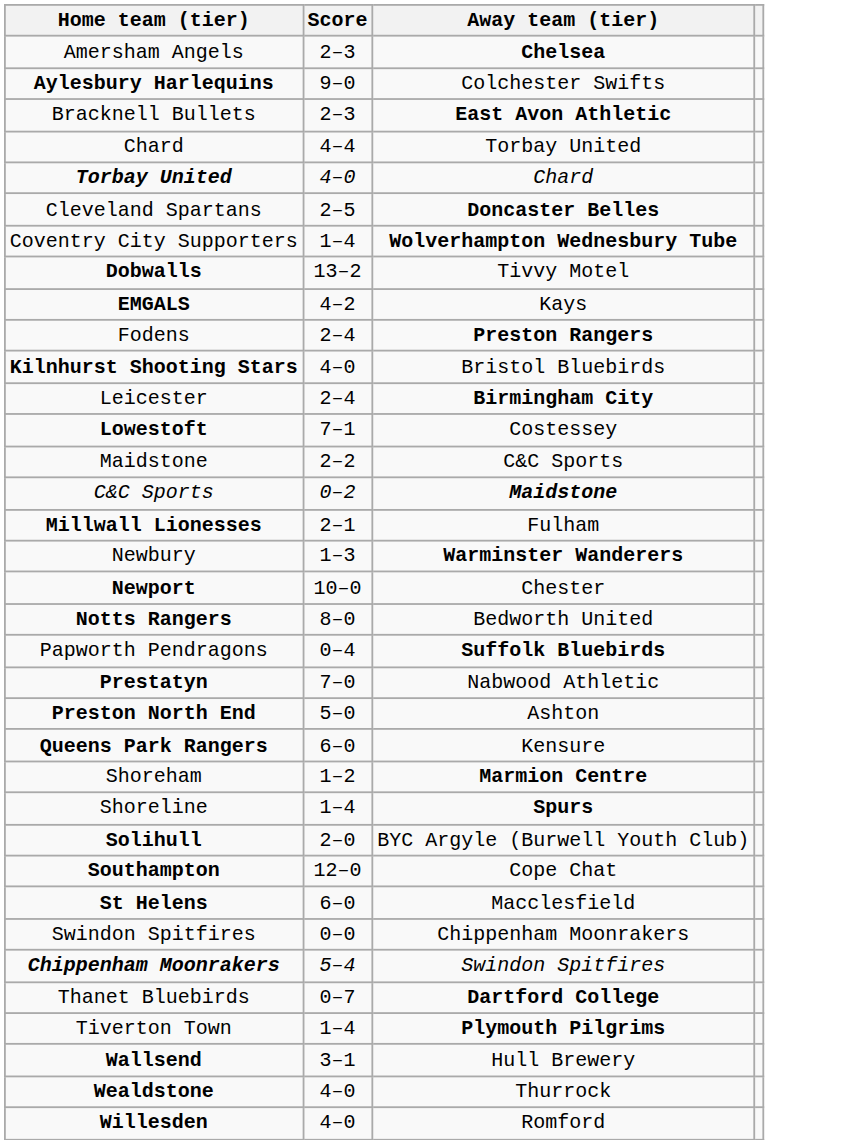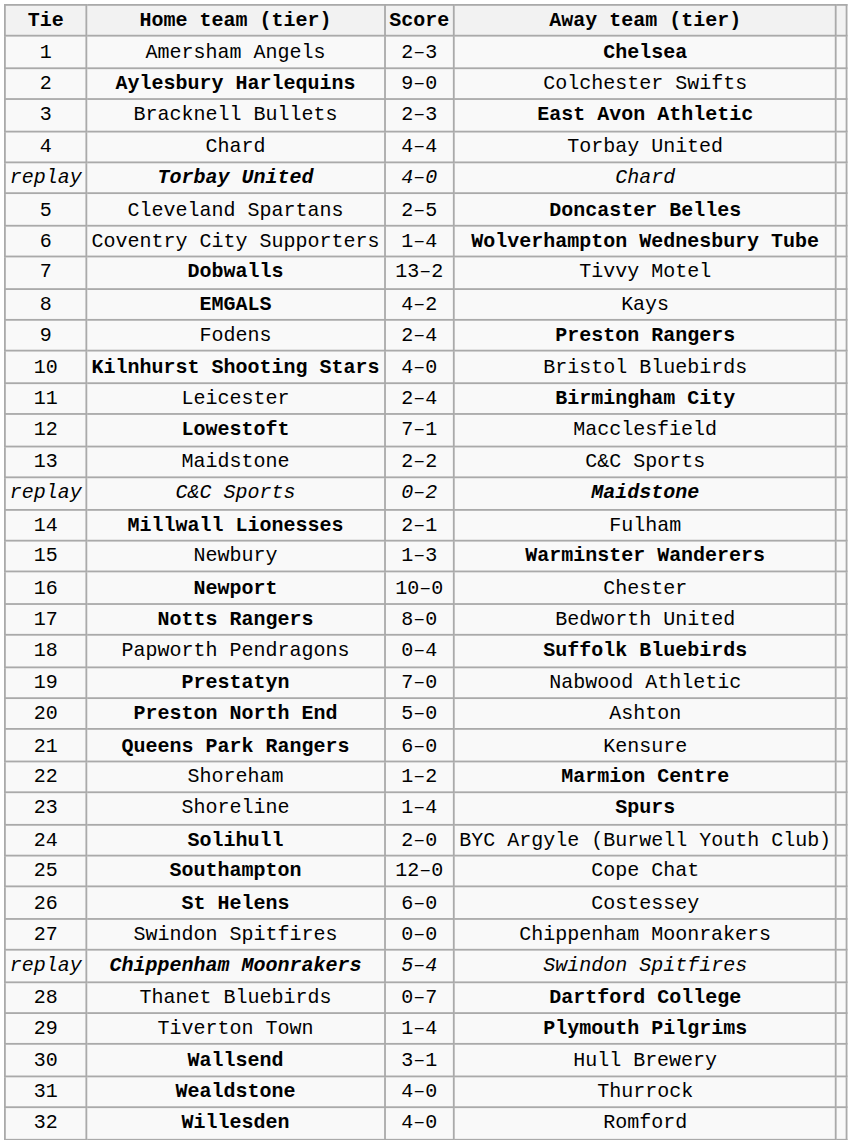+ column: (46, 21)
(563, 430) Costessey -> (645, 430) Macclesfield
(563, 903) Macclesfield -> (645, 903) Costessey
